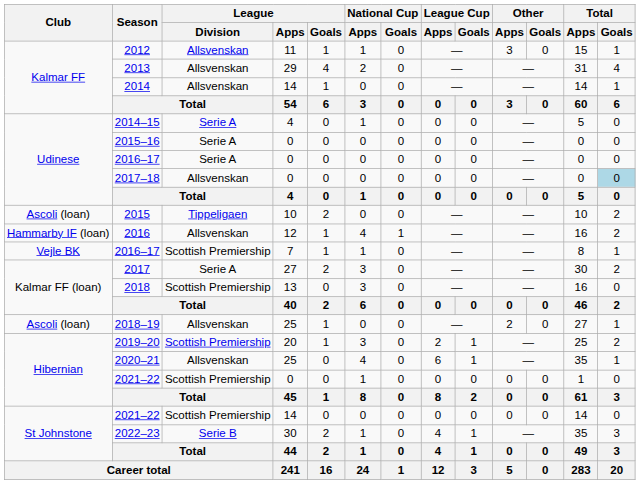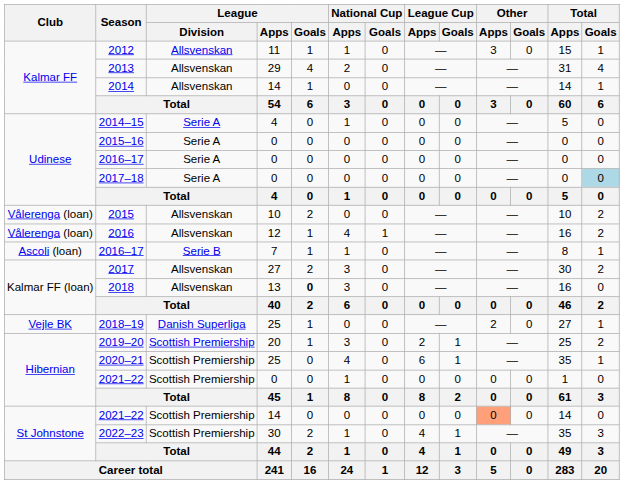(218, 178) Allsvenskan -> (202, 178) Serie A
(58, 214) Ascoli (loan) -> (50, 214) Vålerenga (loan)
(218, 214) Tippeligaen -> (202, 214) Allsvenskan
(58, 232) Hammarby IF (loan) -> (50, 232) Vålerenga (loan)
(58, 251) Vejle BK -> (50, 251) Ascoli (loan)
(218, 251) Scottish Premiership -> (202, 251) Serie B
(218, 269) Serie A -> (202, 269) Allsvenskan
(218, 287) Scottish Premiership -> (202, 287) Allsvenskan
(326, 287) normal -> (310, 287) bold
(58, 324) Ascoli (loan) -> (50, 324) Vejle BK
(218, 324) Allsvenskan -> (202, 324) Danish Superliga
(218, 360) Allsvenskan -> (202, 360) Scottish Premiership
(509, 415) no background -> (493, 415) lightsalmon background
(218, 433) Serie B -> (202, 433) Scottish Premiership
